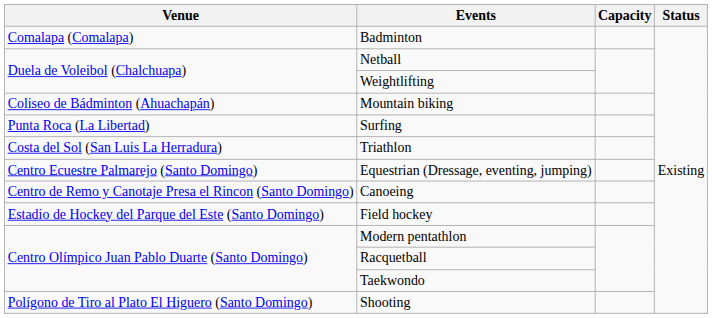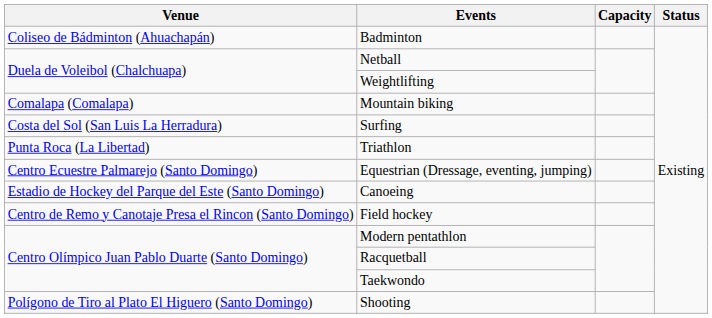(70, 37) Comalapa (Comalapa) -> (111, 37) Coliseo de Bádminton (Ahuachapán)
(111, 103) Coliseo de Bádminton (Ahuachapán) -> (70, 103) Comalapa (Comalapa)
(79, 125) Punta Roca (La Libertad) -> (115, 125) Costa del Sol (San Luis La Herradura)
(115, 147) Costa del Sol (San Luis La Herradura) -> (79, 147) Punta Roca (La Libertad)
(181, 192) Centro de Remo y Canotaje Presa el Rincon (Santo Domingo) -> (166, 192) Estadio de Hockey del Parque del Este (Santo Domingo)
(166, 214) Estadio de Hockey del Parque del Este (Santo Domingo) -> (181, 214) Centro de Remo y Canotaje Presa el Rincon (Santo Domingo)
